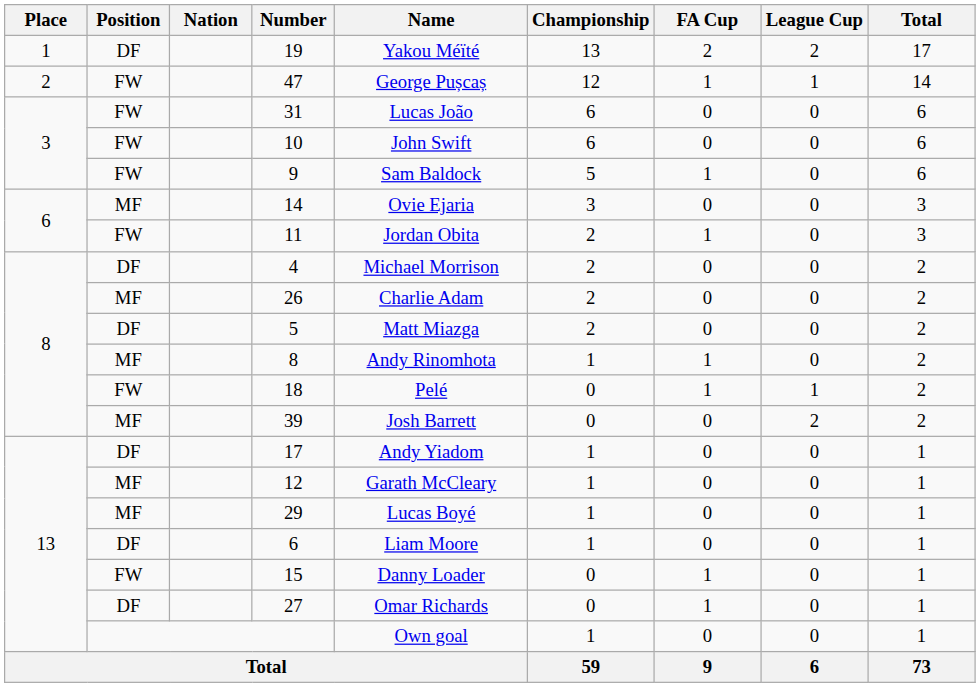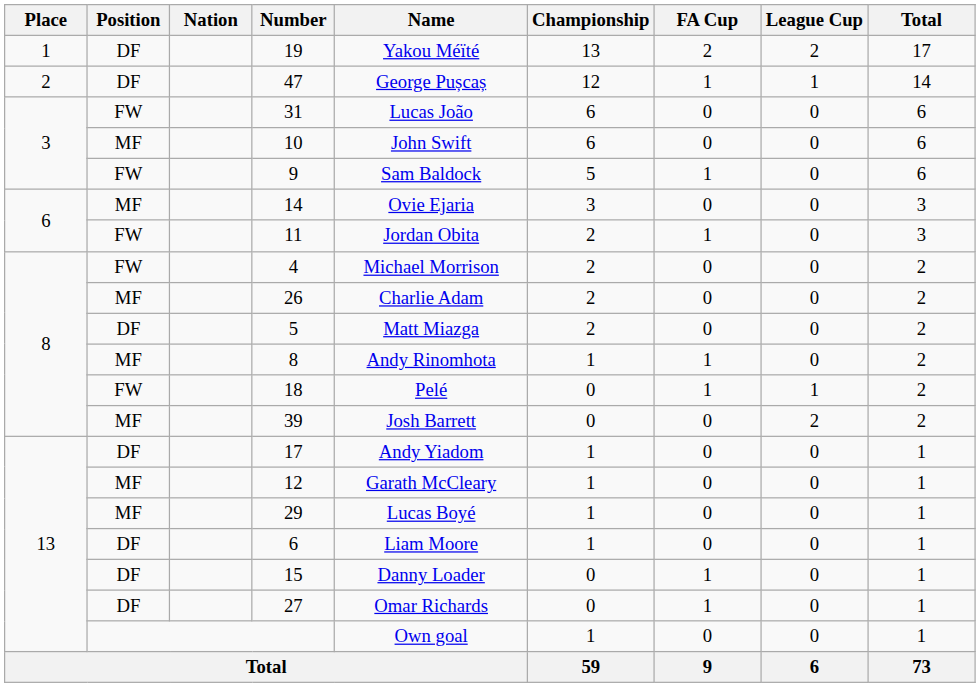(128, 81) FW -> (128, 81) DF
(128, 143) FW -> (128, 143) MF
(128, 266) DF -> (128, 266) FW
(128, 574) FW -> (128, 574) DF
